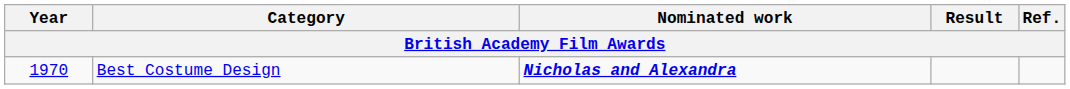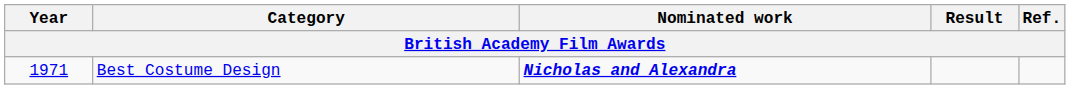(49, 70) 1970 -> (49, 70) 1971
